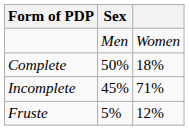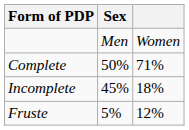(150, 64) 18% -> (150, 64) 71%
(150, 88) 71% -> (150, 88) 18%
